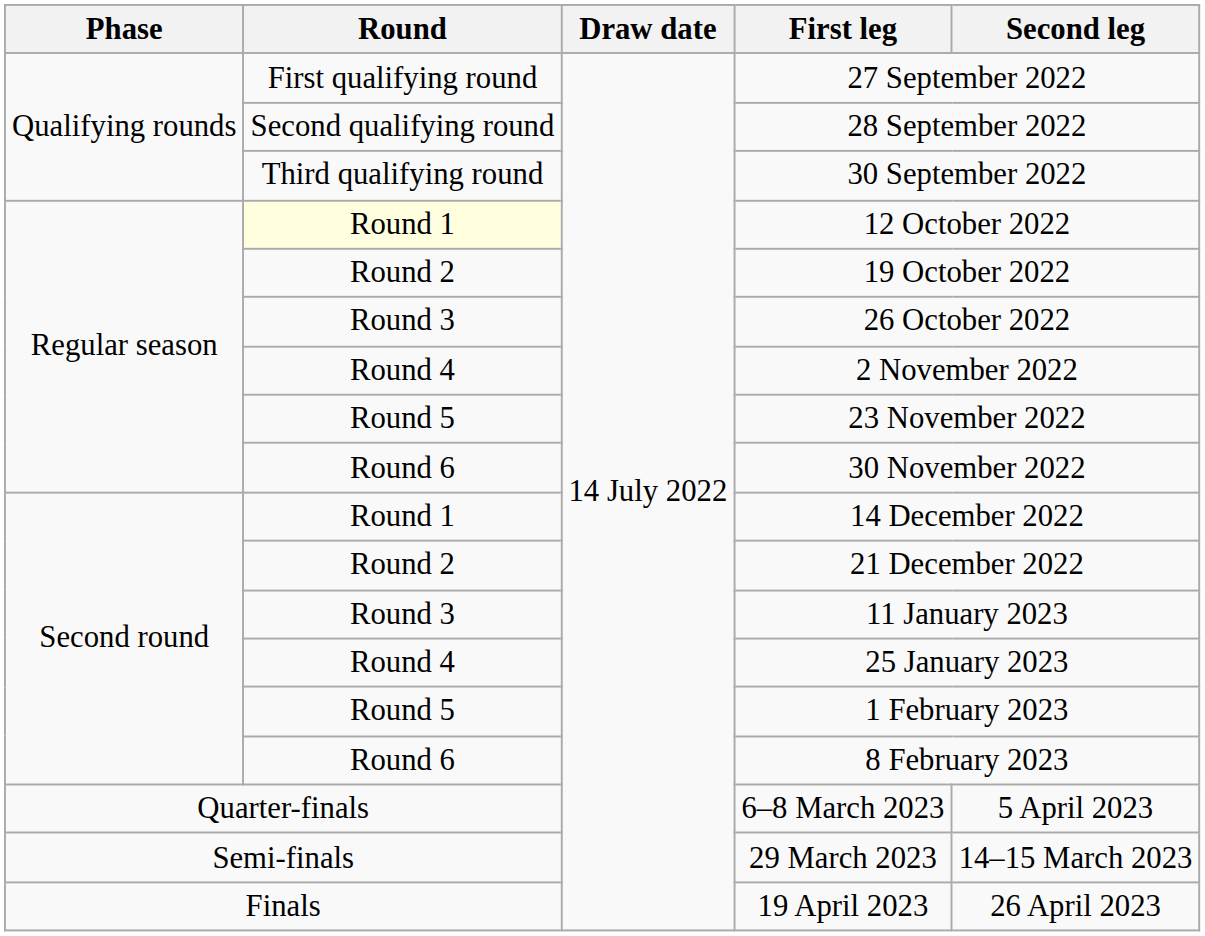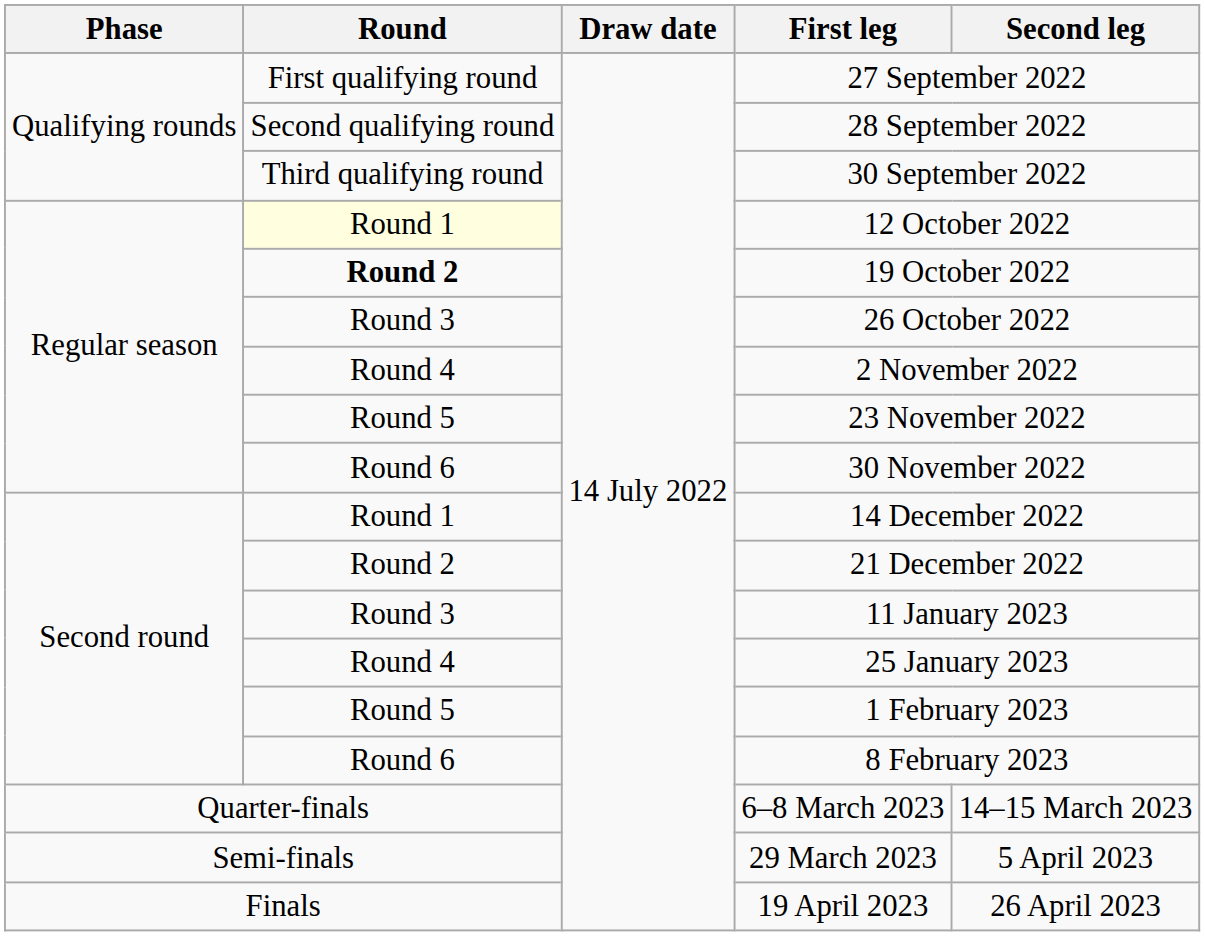(402, 272) normal -> (402, 272) bold
(1076, 808) 5 April 2023 -> (1076, 808) 14–15 March 2023
(1076, 857) 14–15 March 2023 -> (1076, 857) 5 April 2023
